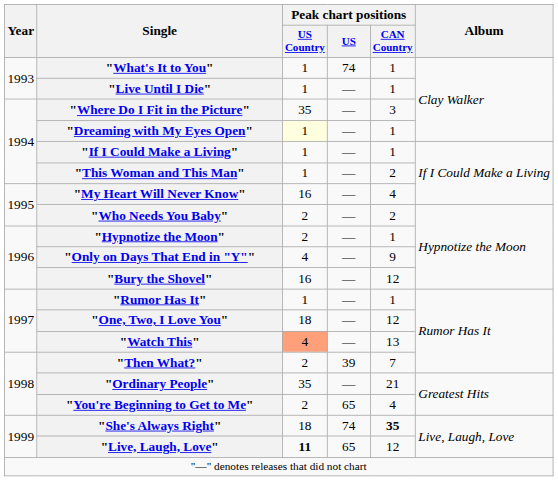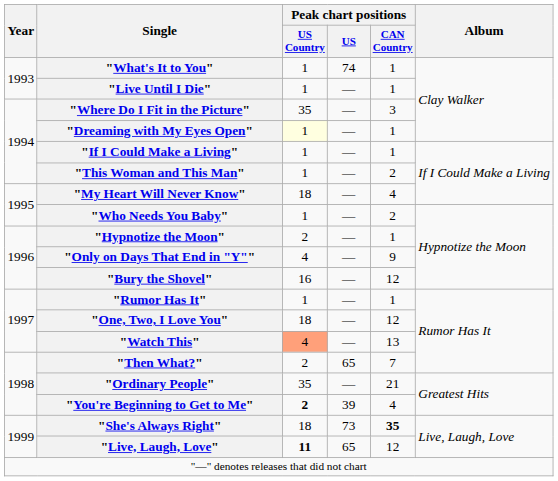(305, 194) 16 -> (305, 194) 18
(305, 215) 2 -> (305, 215) 1
(349, 362) 39 -> (349, 362) 65
(305, 404) normal -> (305, 404) bold
(349, 404) 65 -> (349, 404) 39
(349, 425) 74 -> (349, 425) 73
